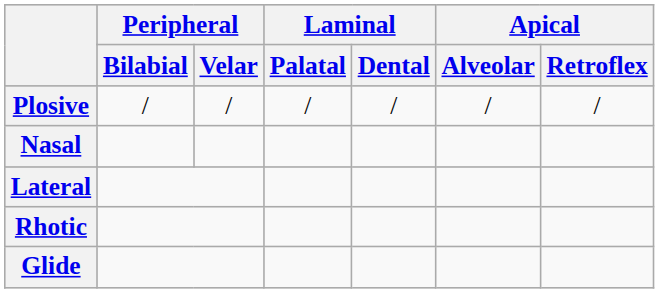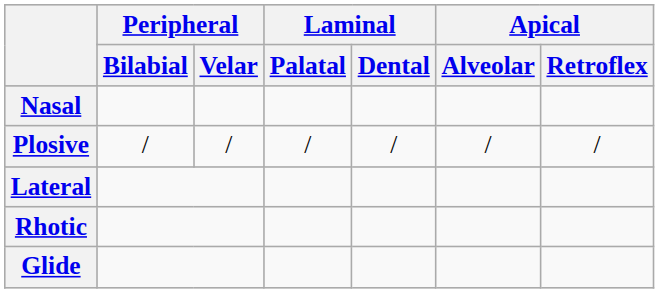rows swapped: (51, 105) <-> (51, 145)
